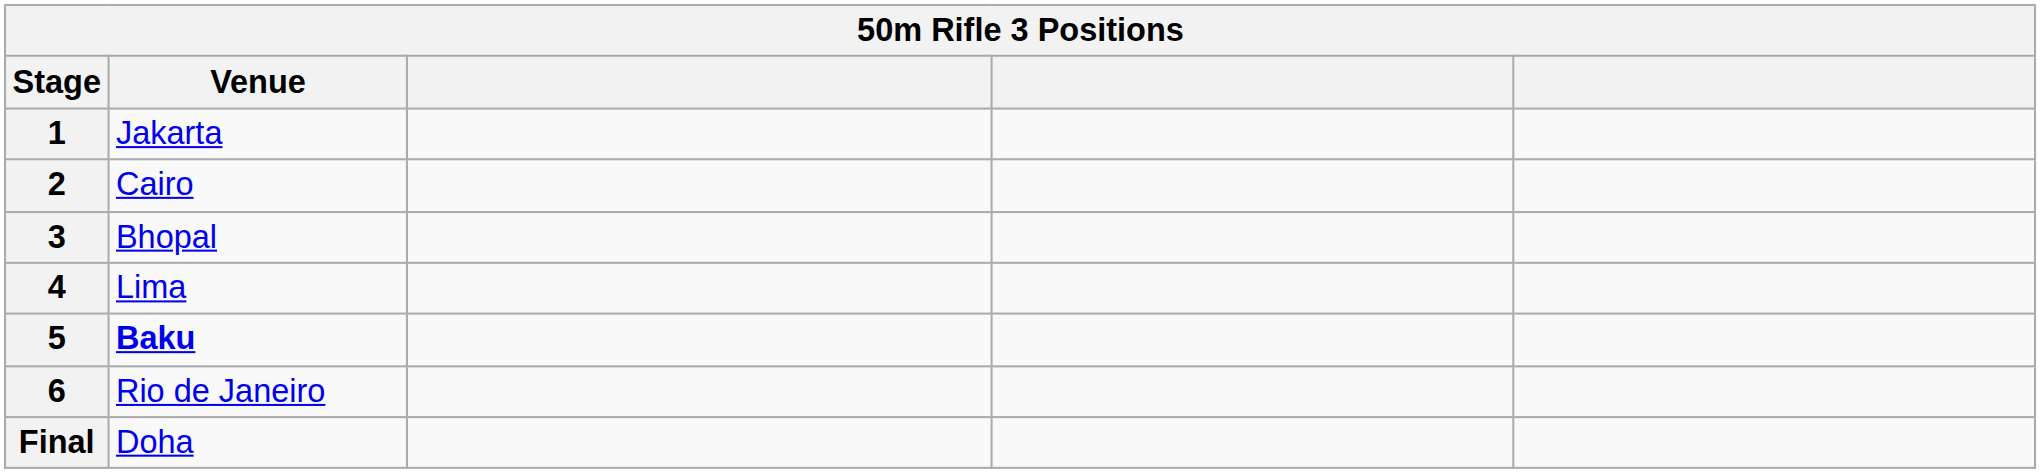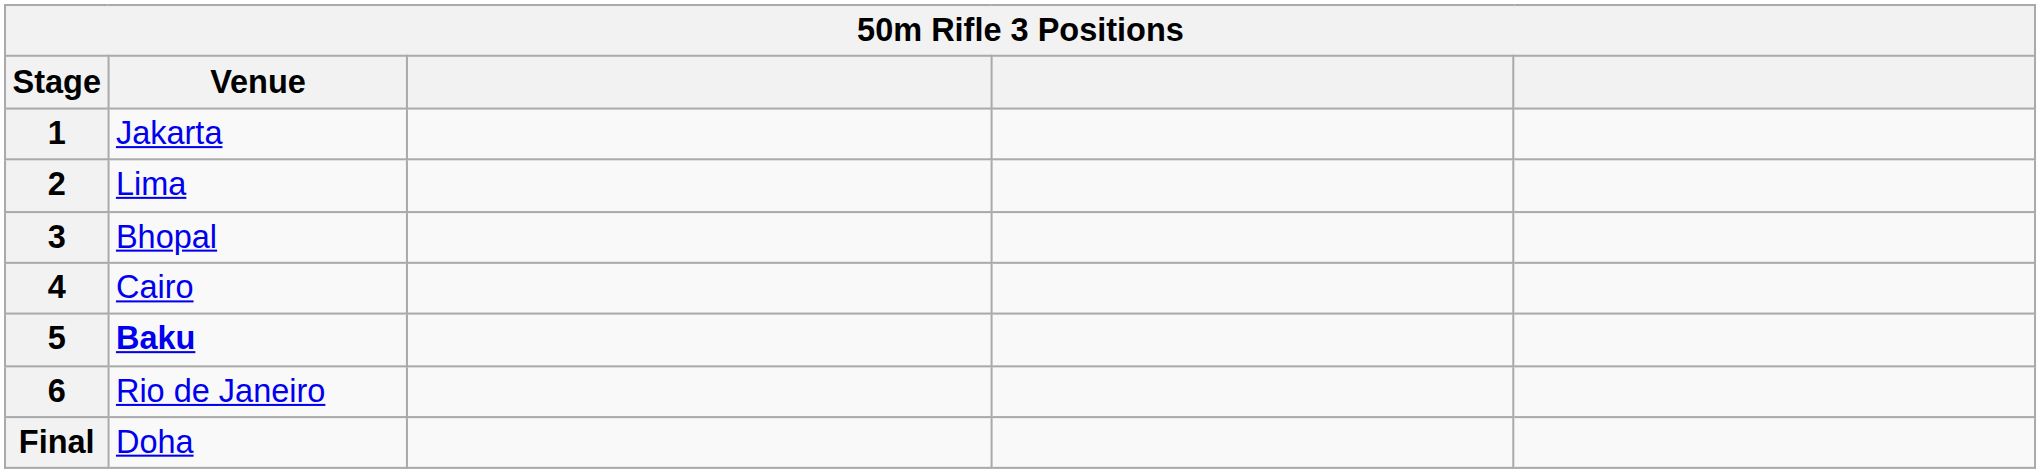(155, 184) Cairo -> (151, 184) Lima
(151, 287) Lima -> (155, 287) Cairo
